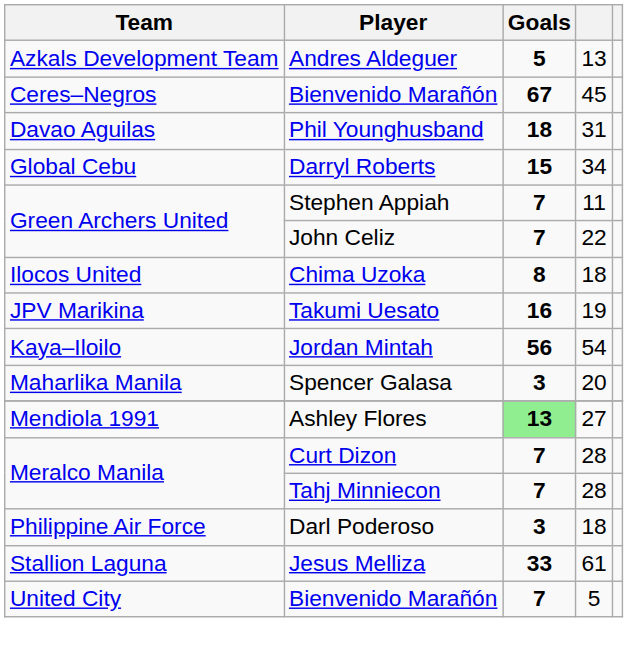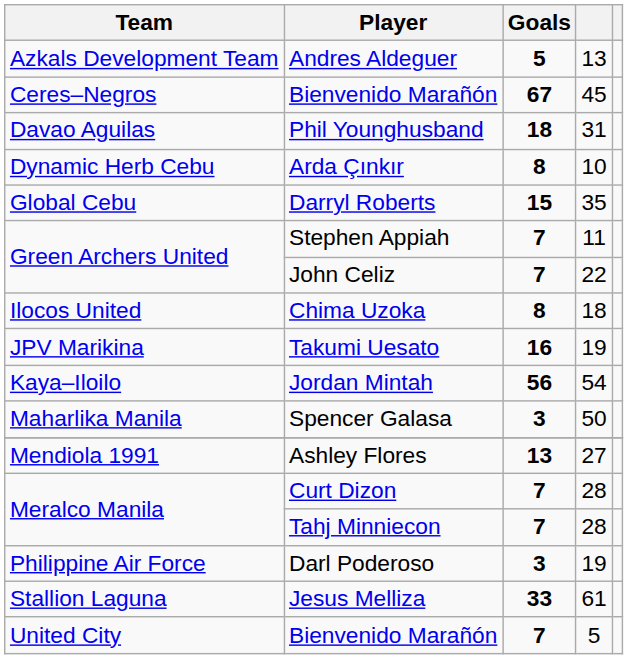+ row: (112, 166)
(594, 166) 34 -> (594, 202) 35
(594, 382) 20 -> (594, 418) 50
(539, 418) lightgreen background -> (539, 454) no background
(594, 526) 18 -> (594, 563) 19
